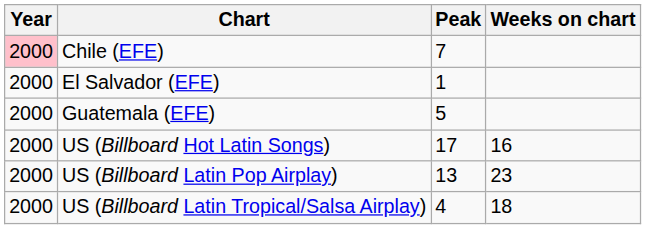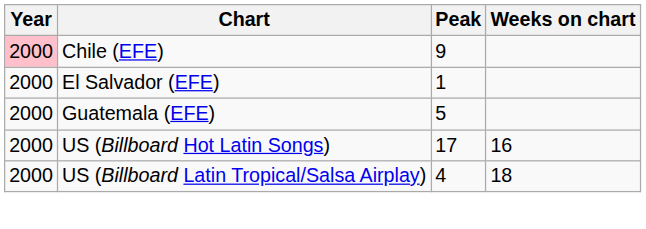(441, 51) 7 -> (441, 51) 9
- row: (200, 176)
